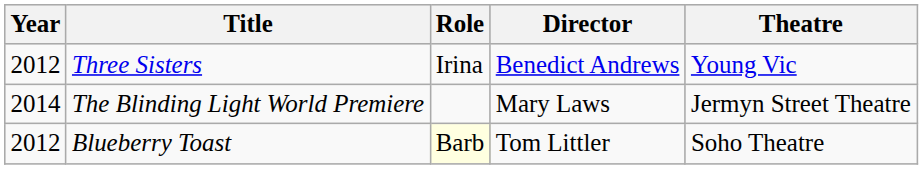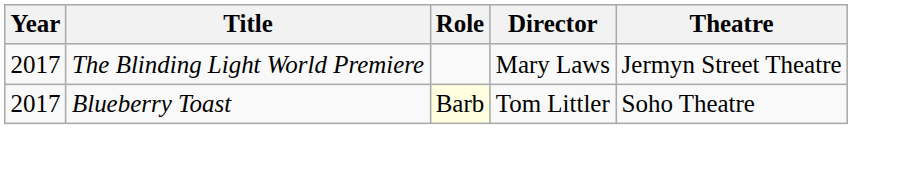- row: (137, 63)
(35, 103) 2014 -> (35, 63) 2017
(35, 143) 2012 -> (35, 103) 2017
